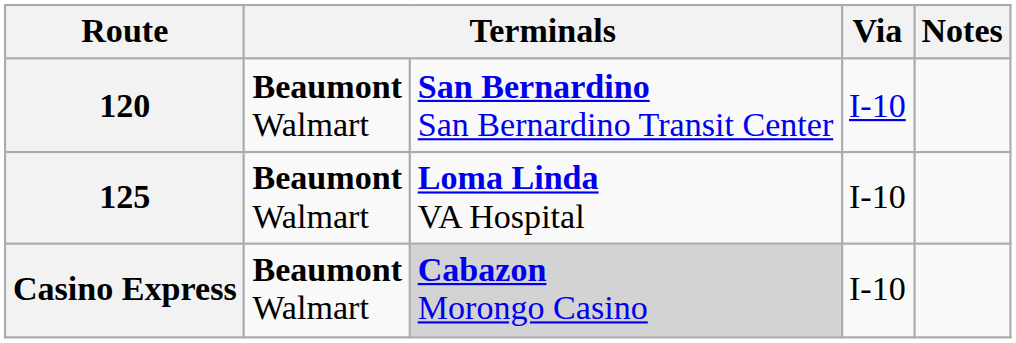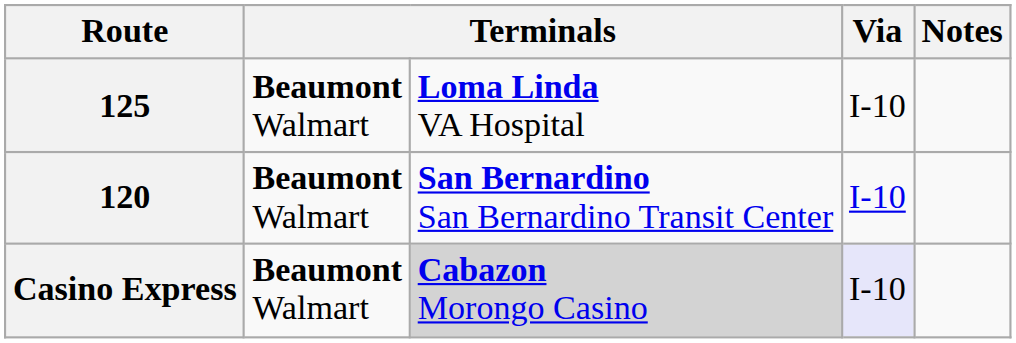rows swapped: (125, 104) <-> (125, 197)
(877, 289) no background -> (877, 289) lavender background
